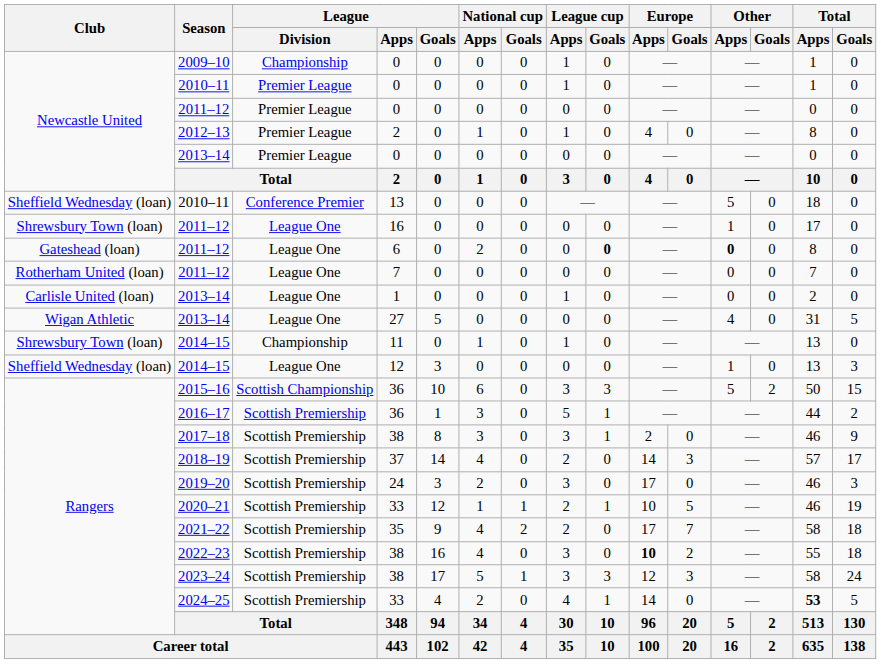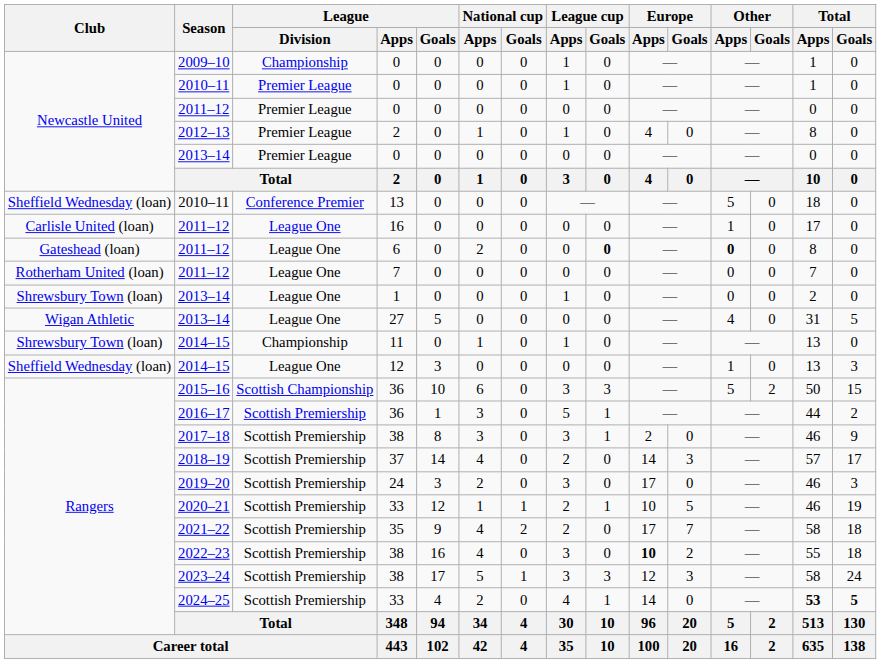(90, 226) Shrewsbury Town (loan) -> (90, 226) Carlisle United (loan)
(90, 296) Carlisle United (loan) -> (90, 296) Shrewsbury Town (loan)
(854, 599) normal -> (854, 599) bold
